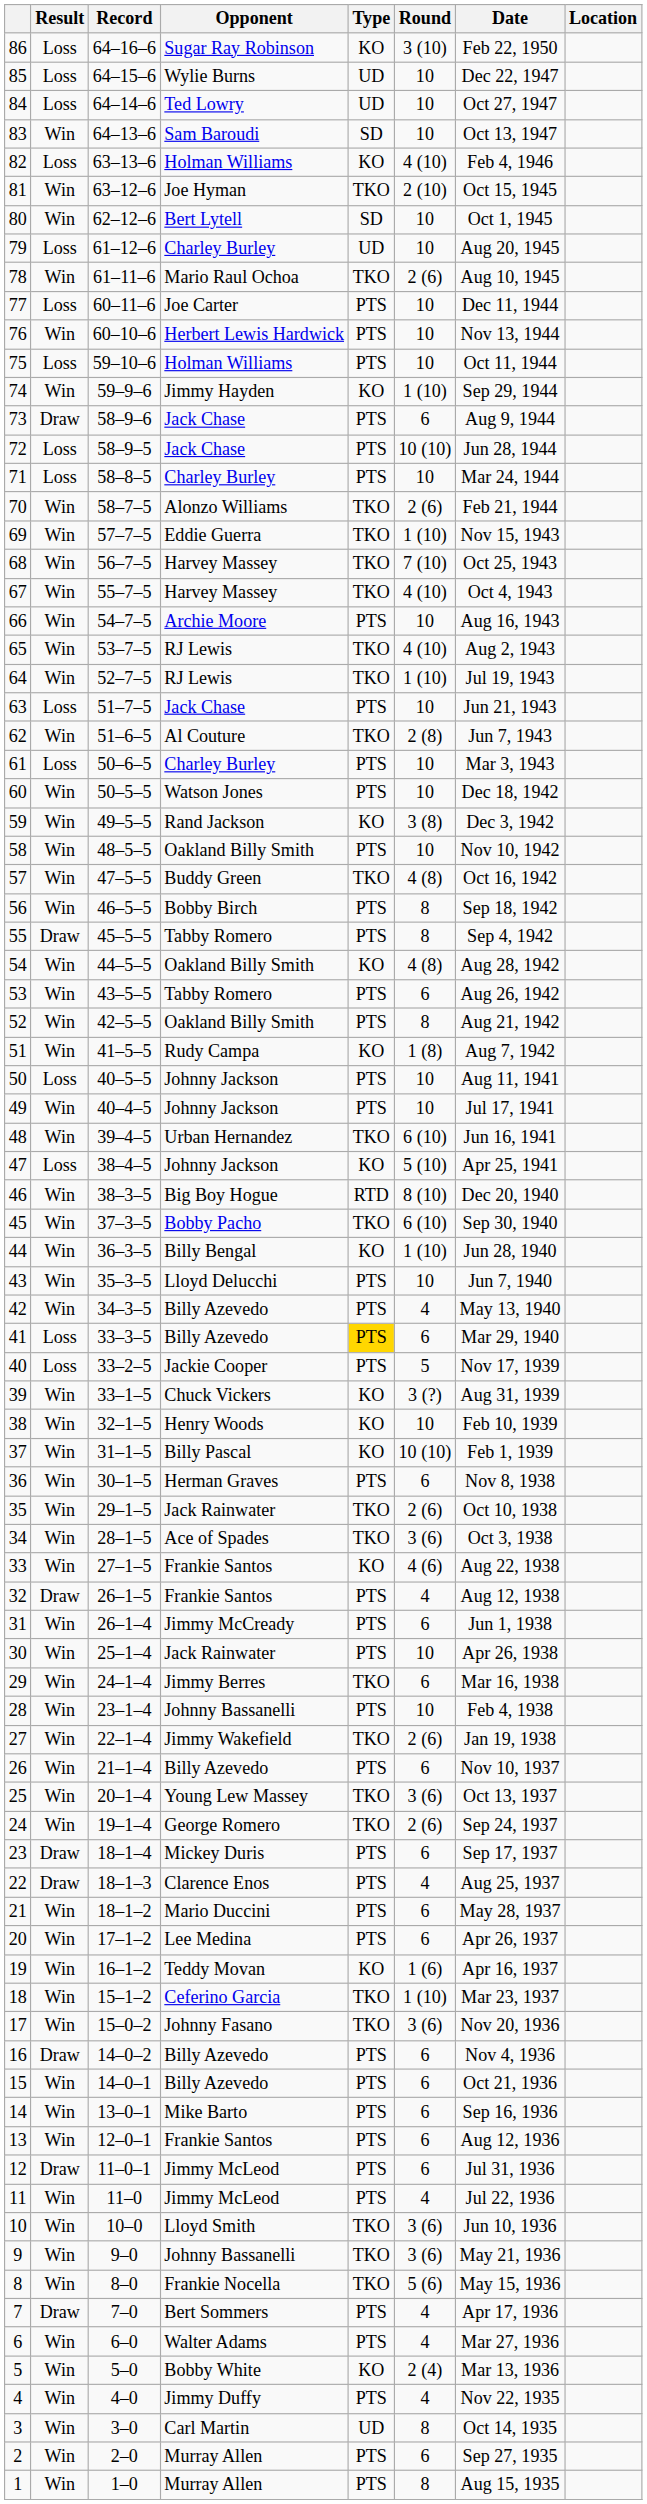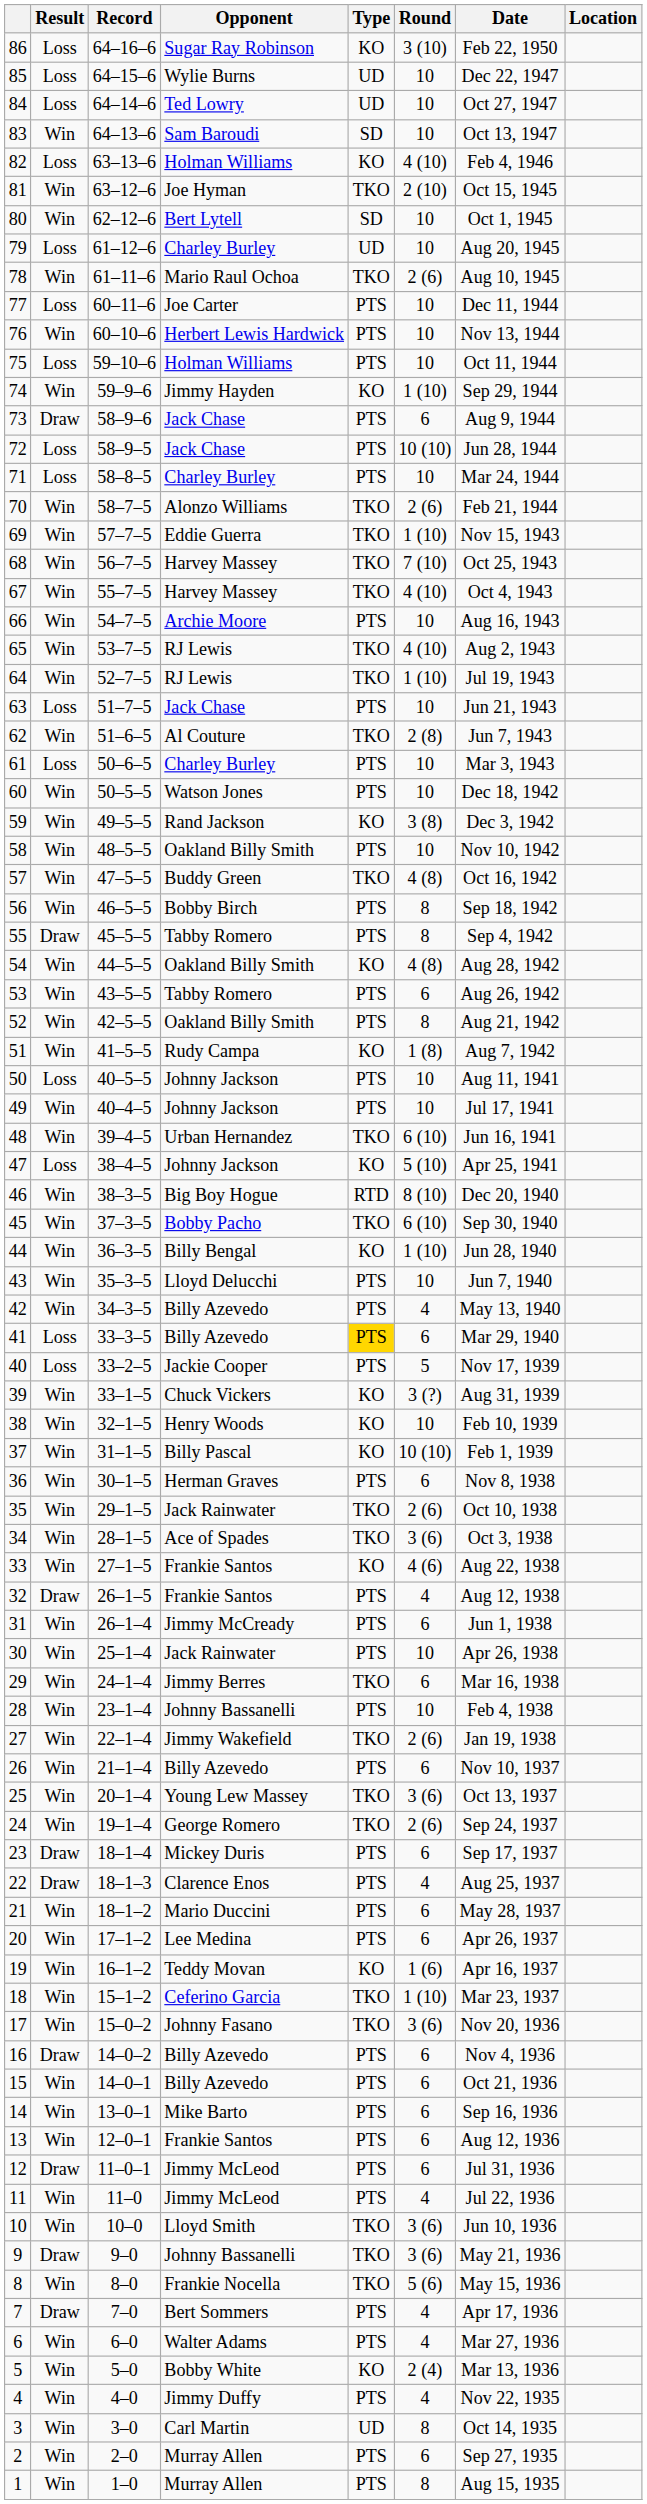(60, 2255) Win -> (60, 2255) Draw
